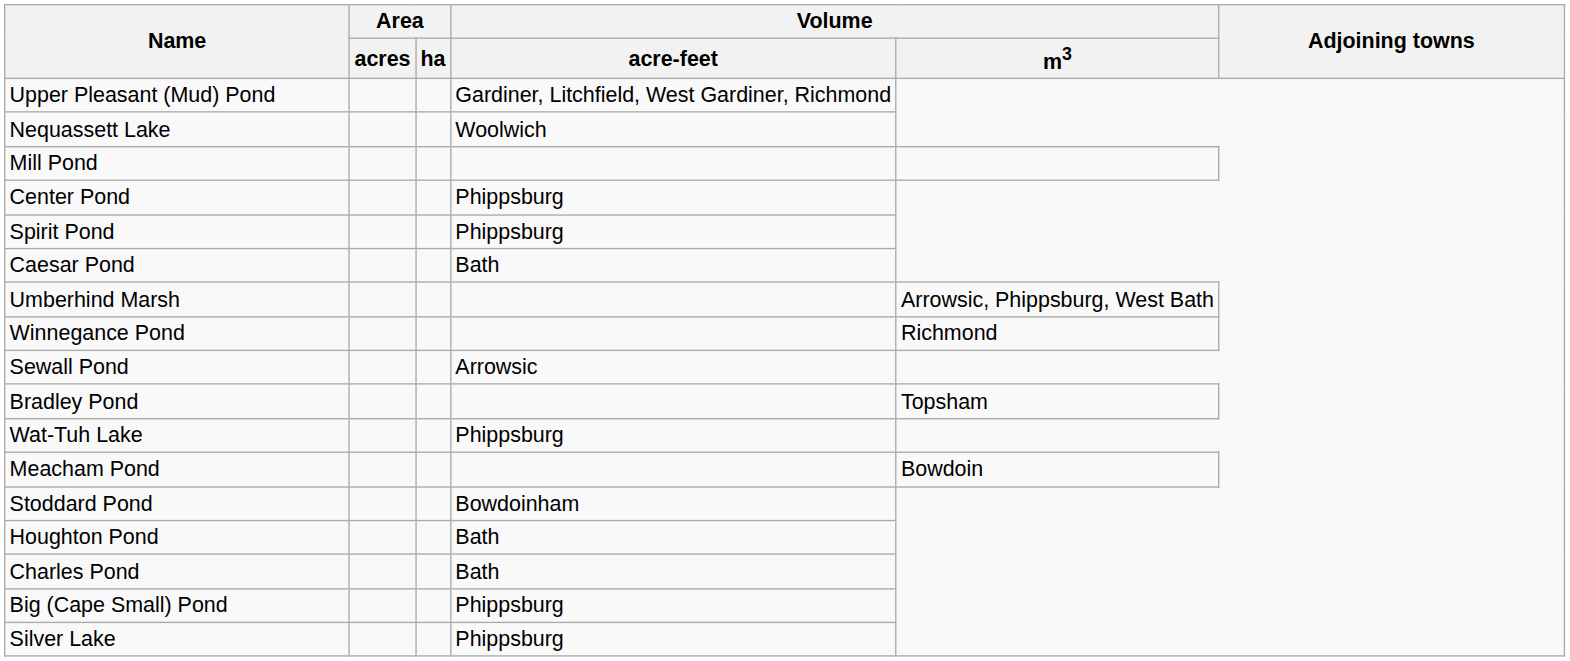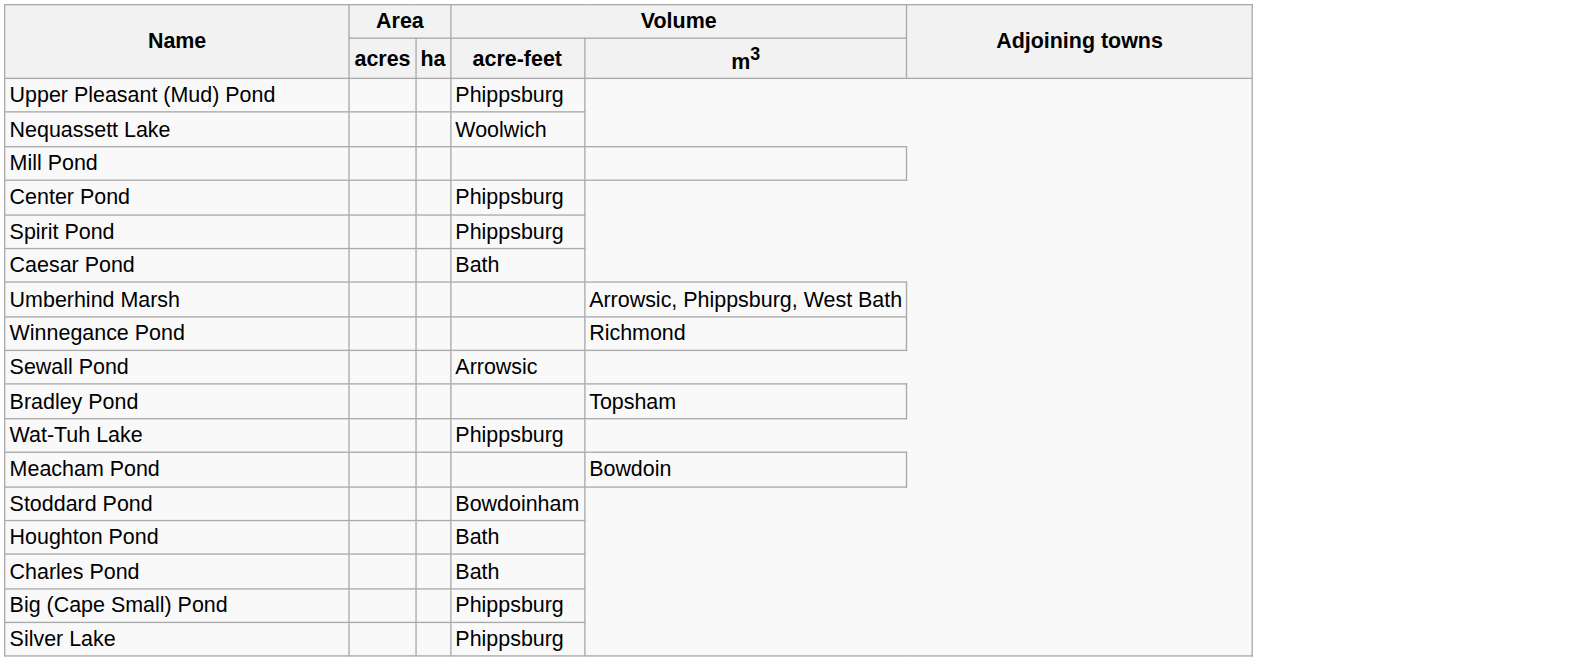(673, 95) Gardiner, Litchfield, West Gardiner, Richmond -> (510, 95) Phippsburg
